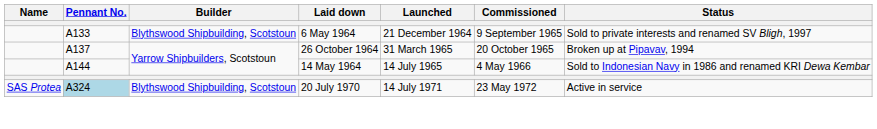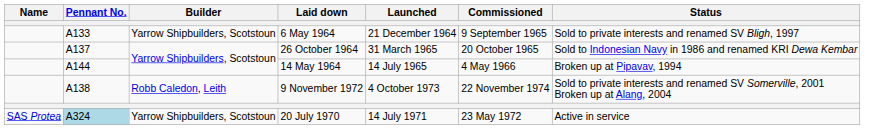(214, 34) Blythswood Shipbuilding, Scotstoun -> (203, 34) Yarrow Shipbuilders, Scotstoun
(630, 50) Broken up at Pipavav, 1994 -> (706, 50) Sold to Indonesian Navy in 1986 and renamed KRI Dewa Kembar
(718, 67) Sold to Indonesian Navy in 1986 and renamed KRI Dewa Kembar -> (618, 67) Broken up at Pipavav, 1994
+ row: (322, 89)
(214, 88) Blythswood Shipbuilding, Scotstoun -> (203, 116) Yarrow Shipbuilders, Scotstoun
